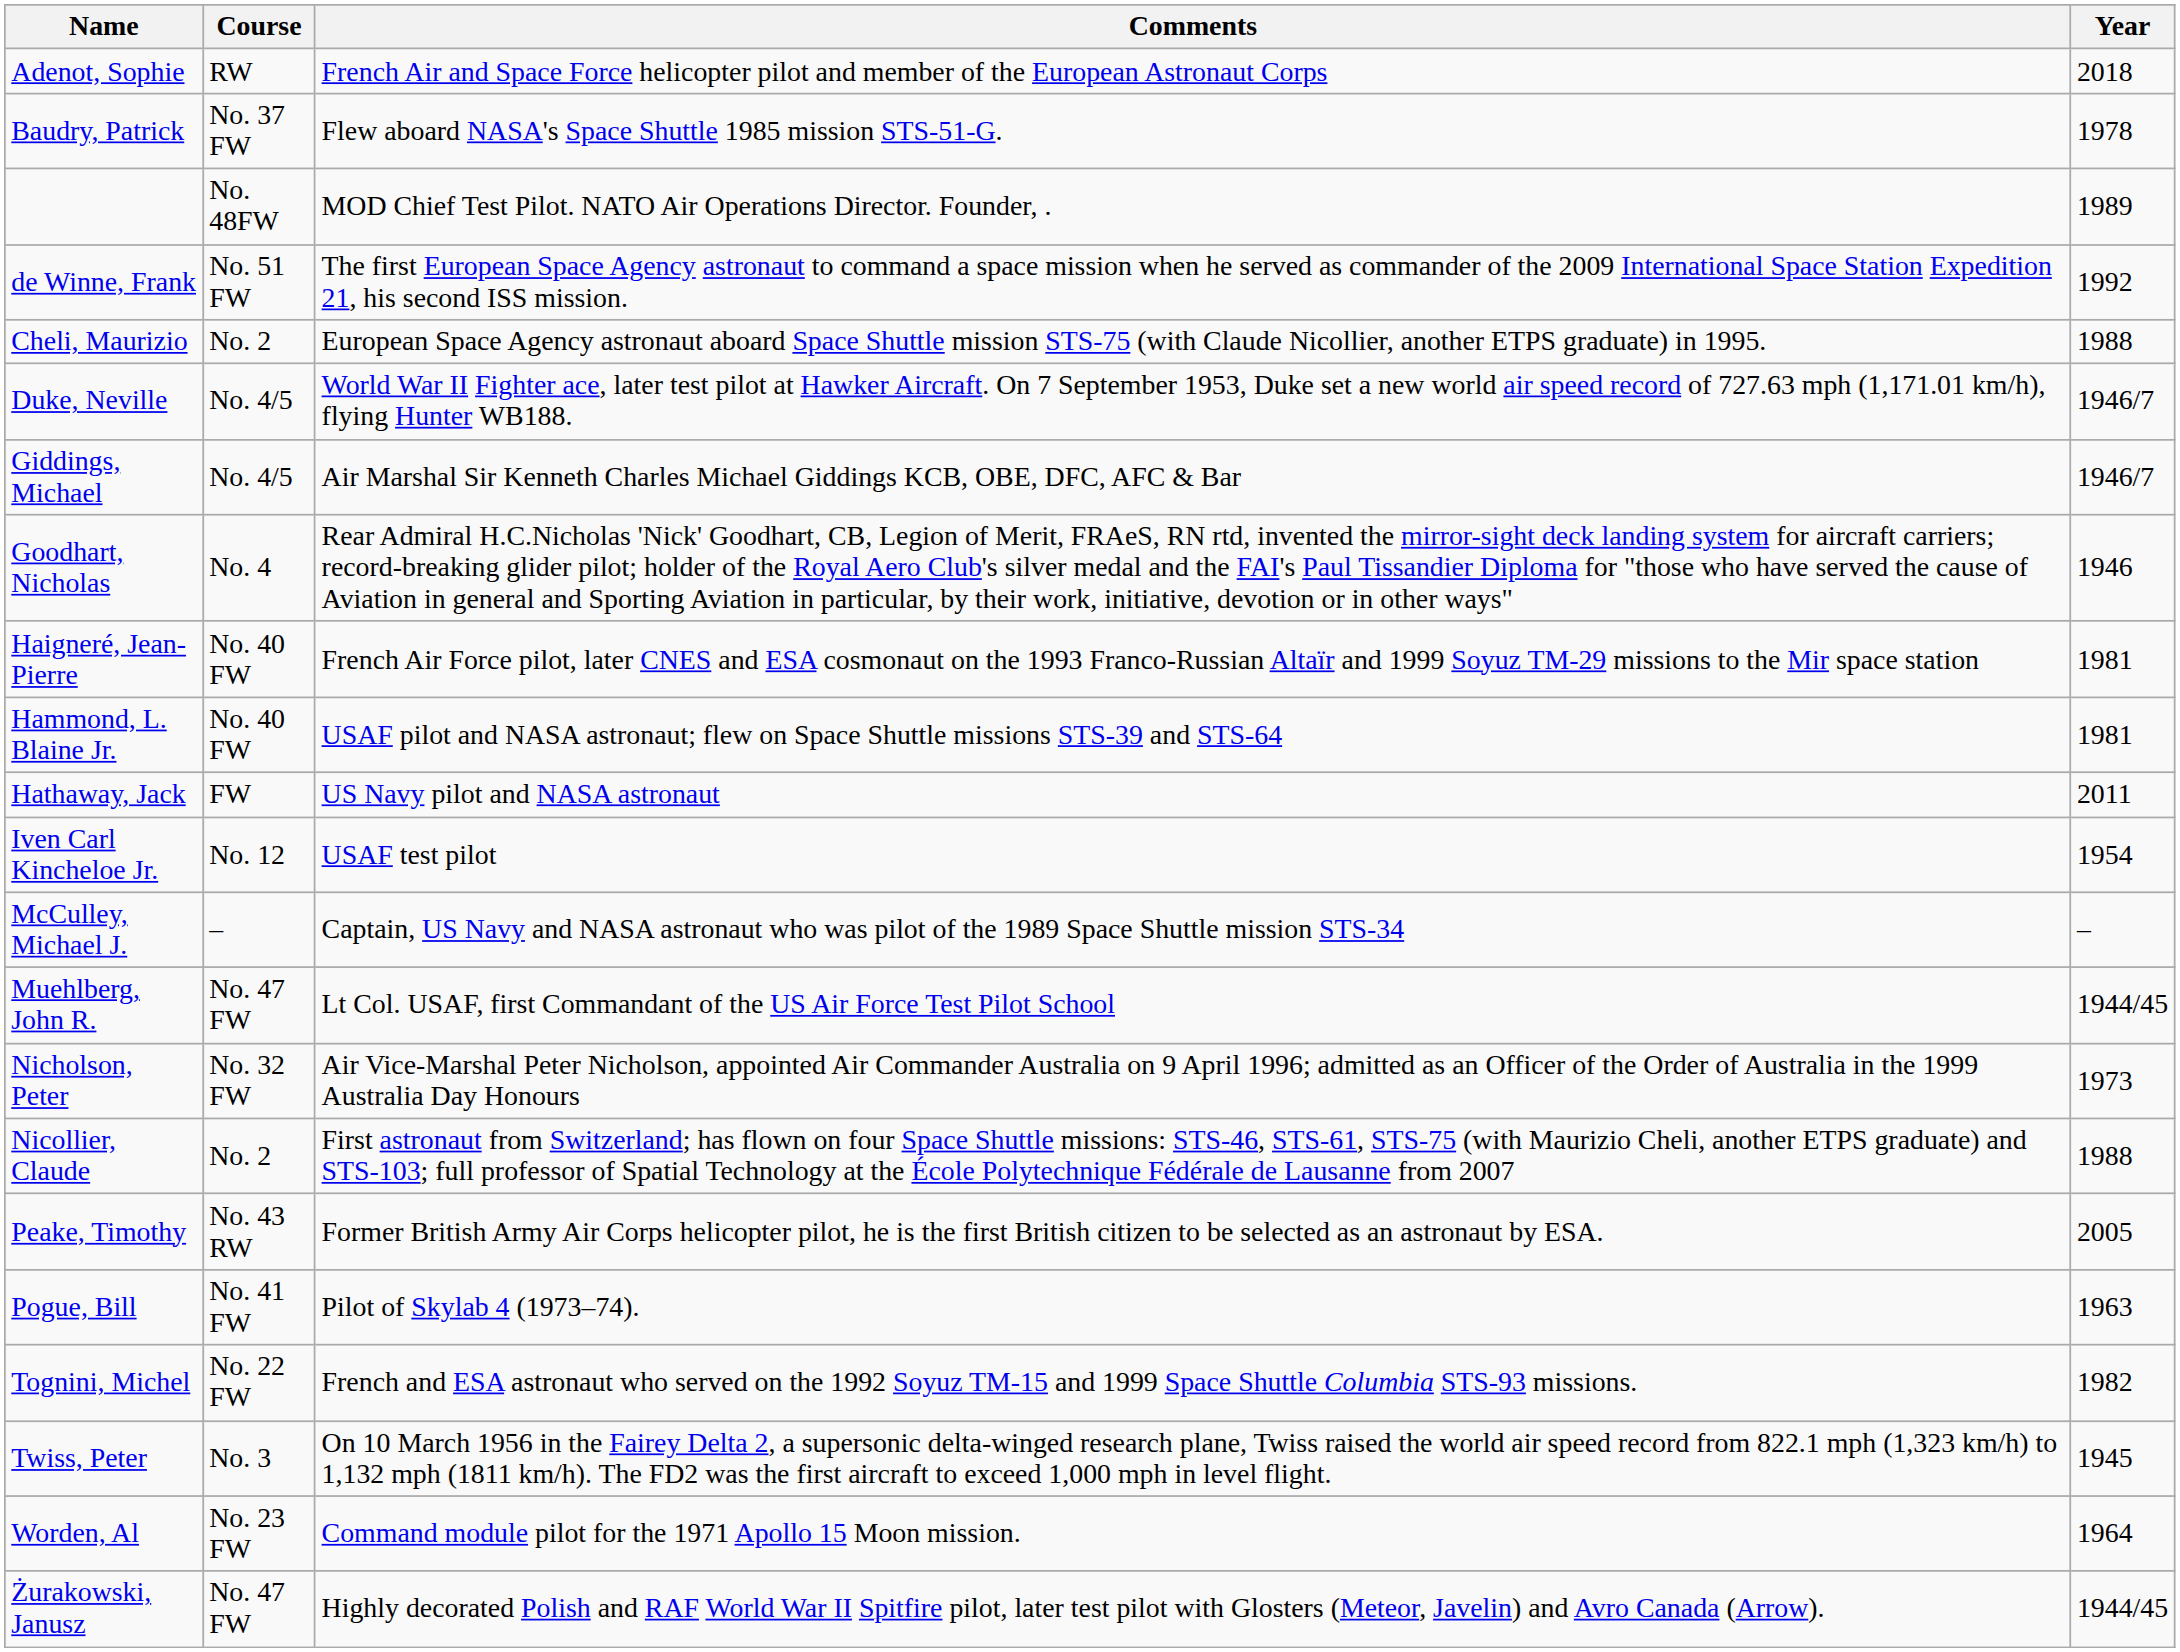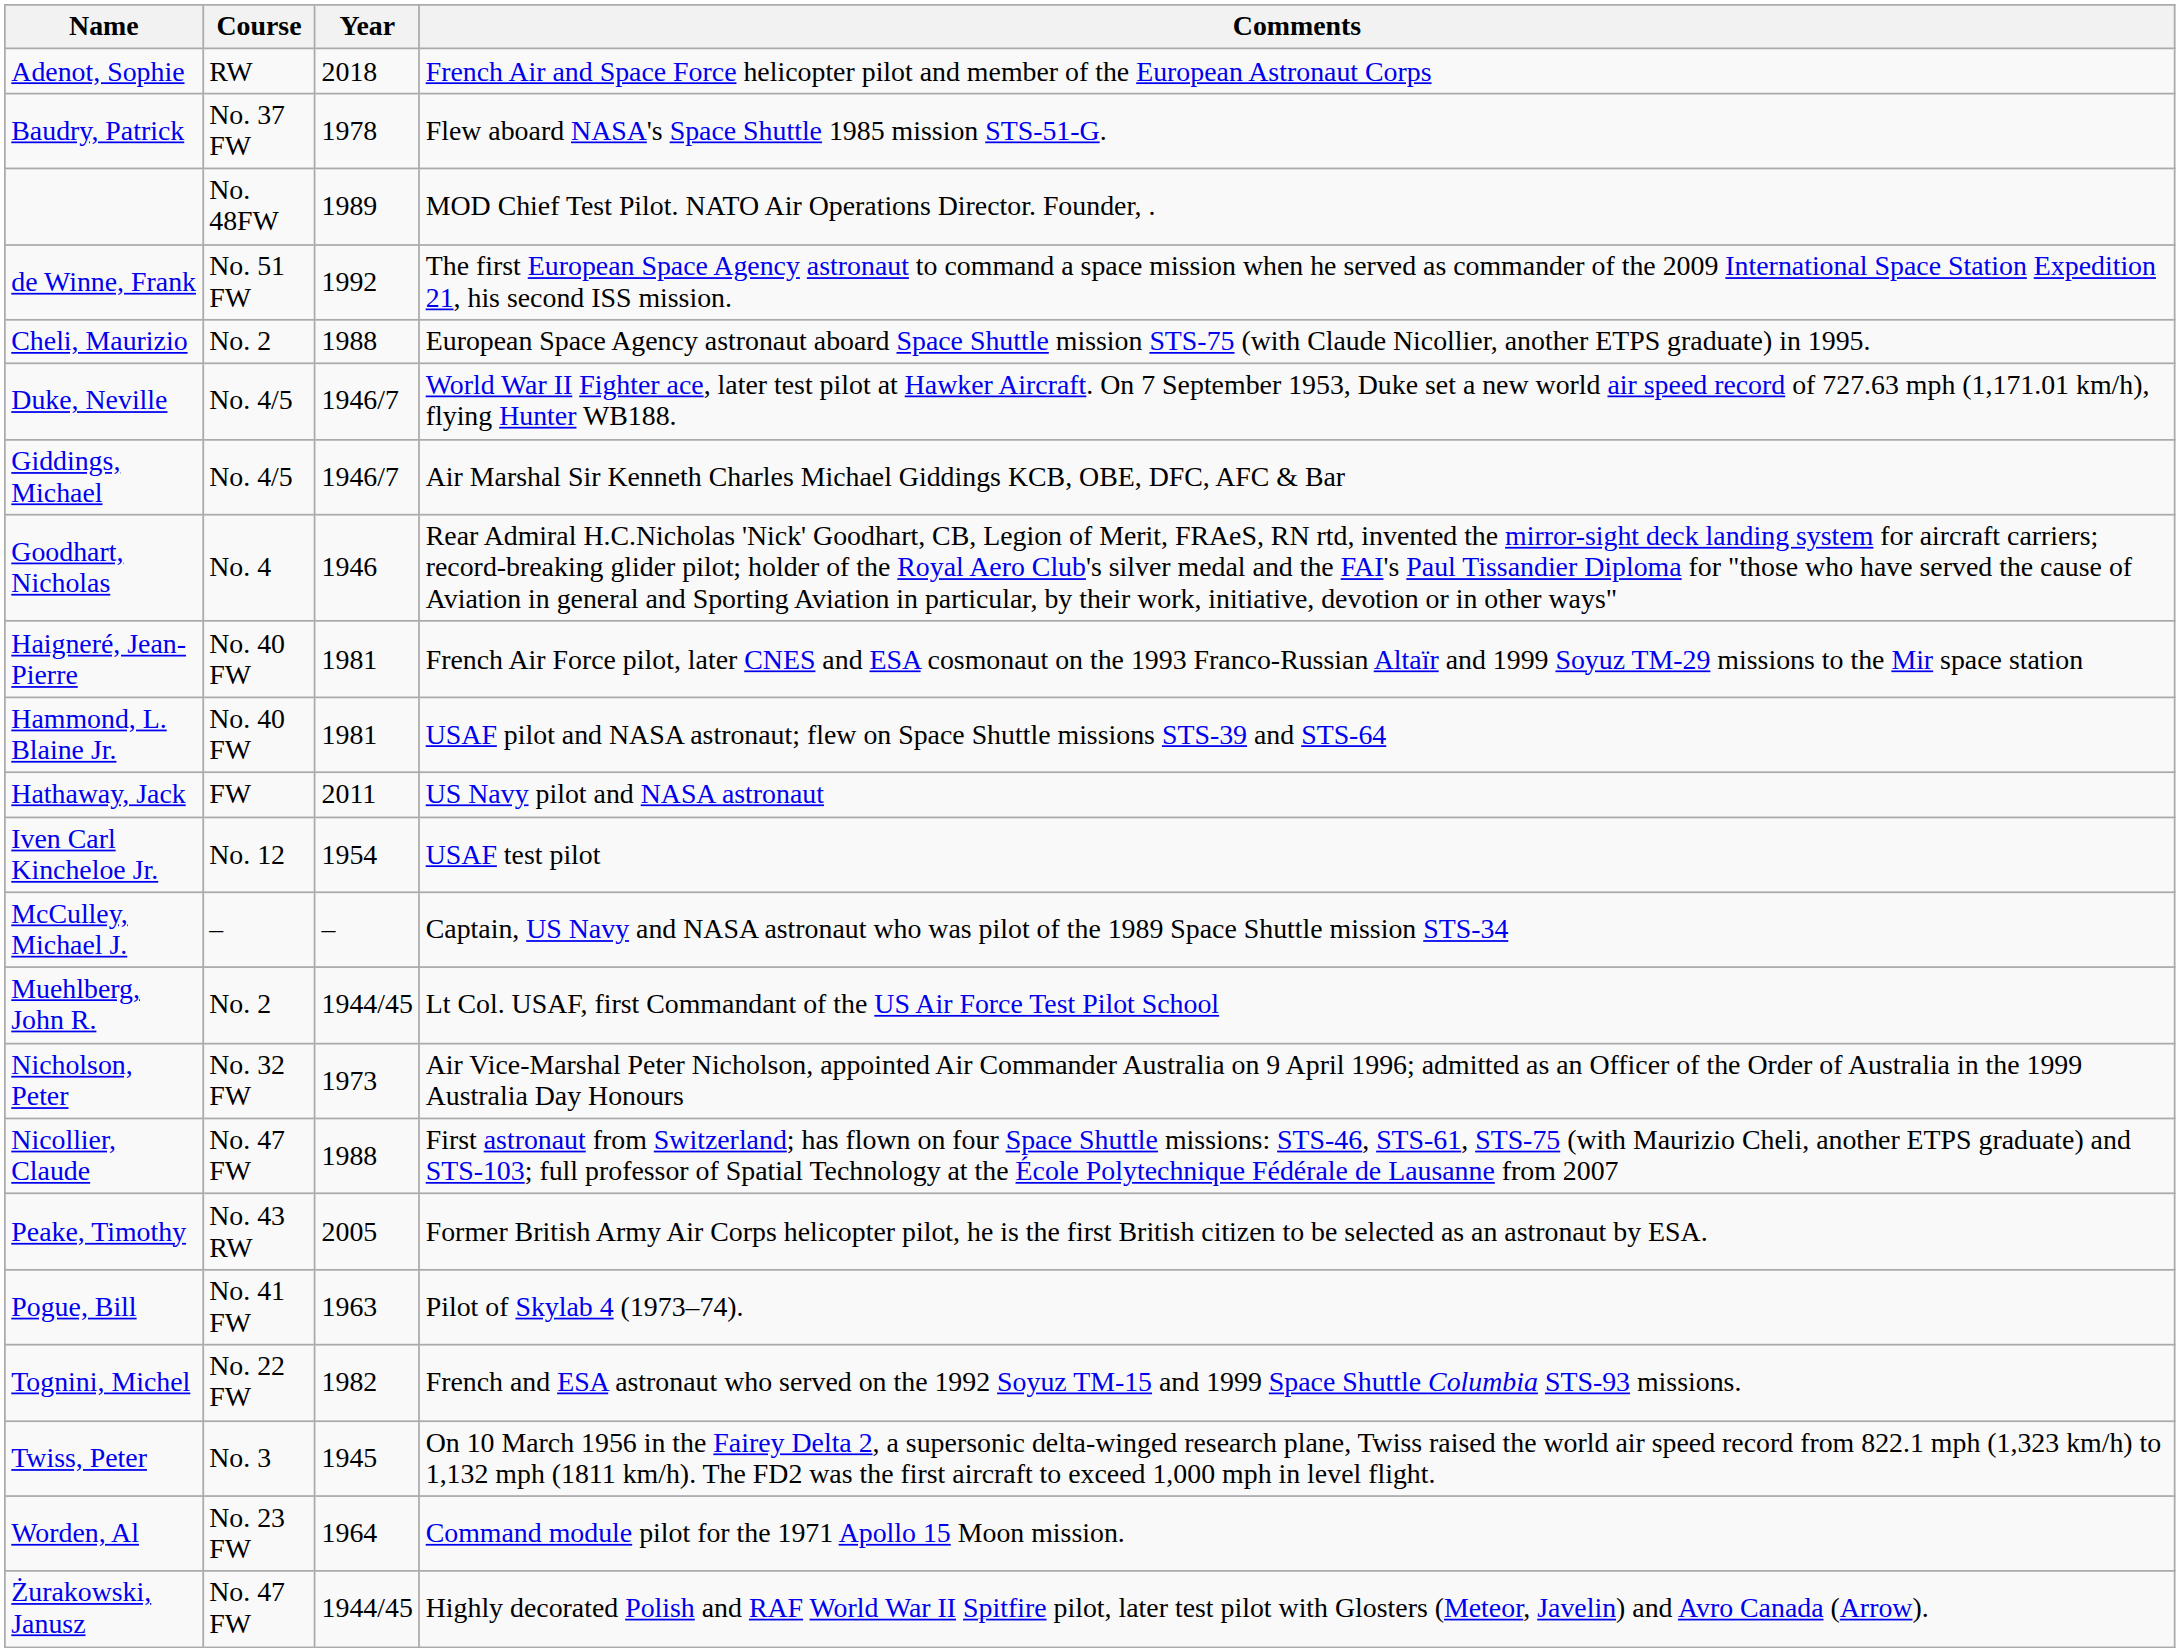columns swapped: (2123, 26) <-> (1193, 26)
(247, 1004) No. 47 FW -> (240, 1004) No. 2
(240, 1155) No. 2 -> (247, 1155) No. 47 FW
